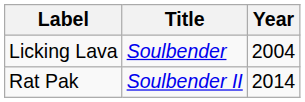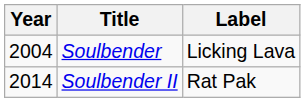columns swapped: (273, 19) <-> (63, 19)
